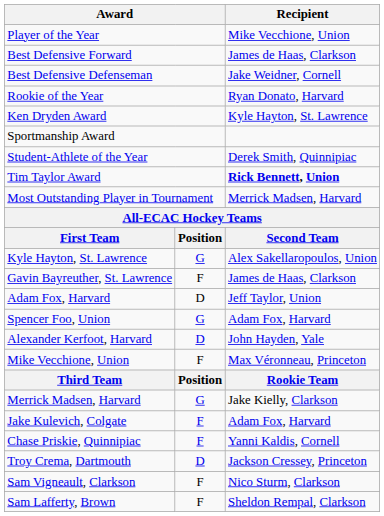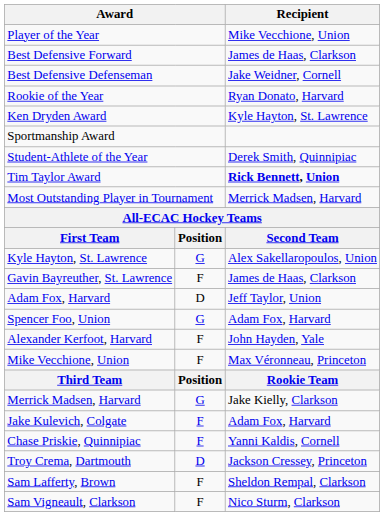(200, 339) D -> (200, 339) F
rows swapped: (61, 501) <-> (71, 481)
